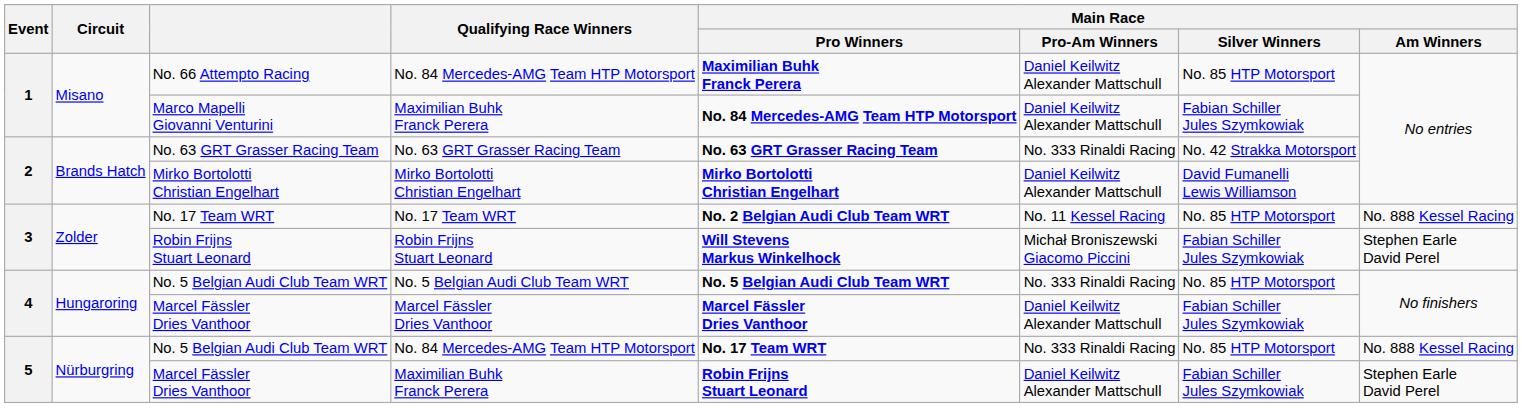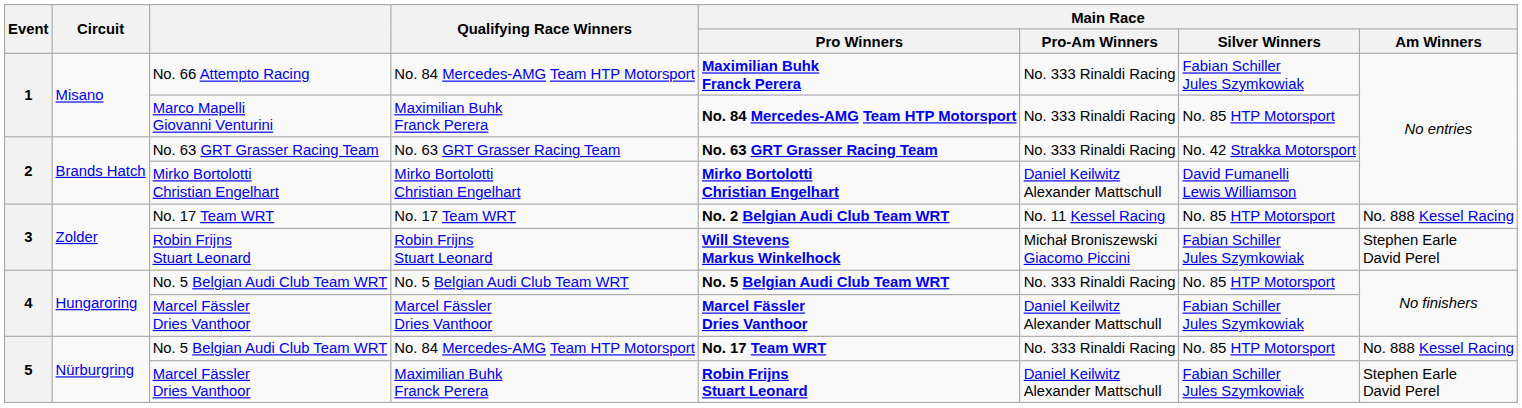(1093, 74) Daniel Keilwitz Alexander Mattschull -> (1100, 74) No. 333 Rinaldi Racing
(1259, 74) No. 85 HTP Motorsport -> (1243, 74) Fabian Schiller Jules Szymkowiak
(1093, 116) Daniel Keilwitz Alexander Mattschull -> (1100, 116) No. 333 Rinaldi Racing
(1243, 116) Fabian Schiller Jules Szymkowiak -> (1259, 116) No. 85 HTP Motorsport
